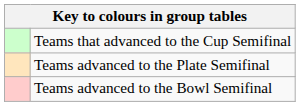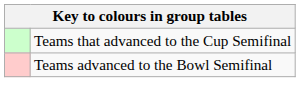- row: (152, 64)
